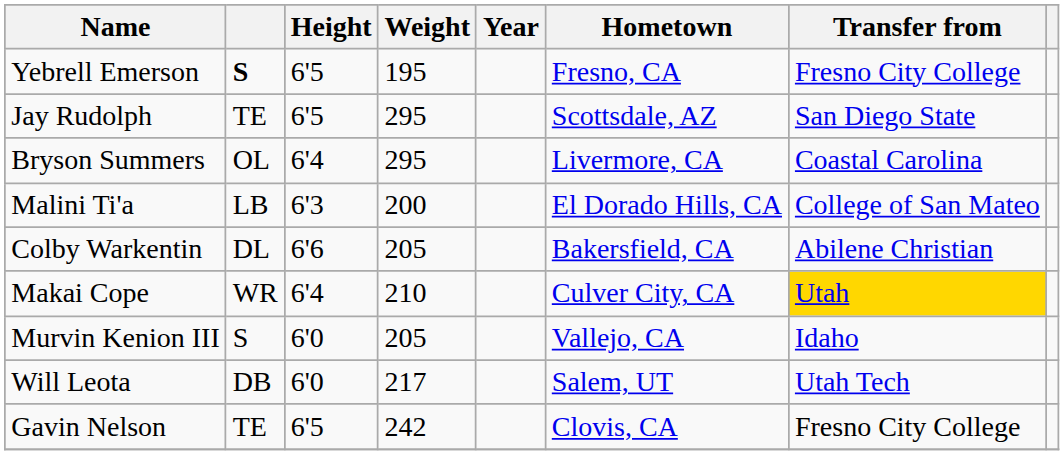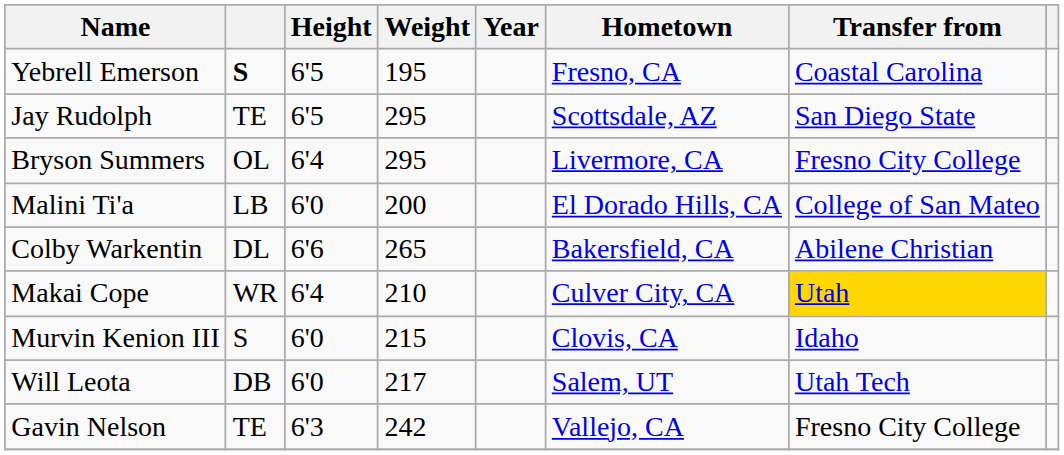(908, 71) Fresno City College -> (889, 71) Coastal Carolina
(889, 159) Coastal Carolina -> (908, 159) Fresno City College
(307, 204) 6'3 -> (307, 204) 6'0
(405, 248) 205 -> (405, 248) 265
(405, 337) 205 -> (405, 337) 215
(618, 337) Vallejo, CA -> (615, 337) Clovis, CA
(307, 426) 6'5 -> (307, 426) 6'3
(615, 426) Clovis, CA -> (618, 426) Vallejo, CA
